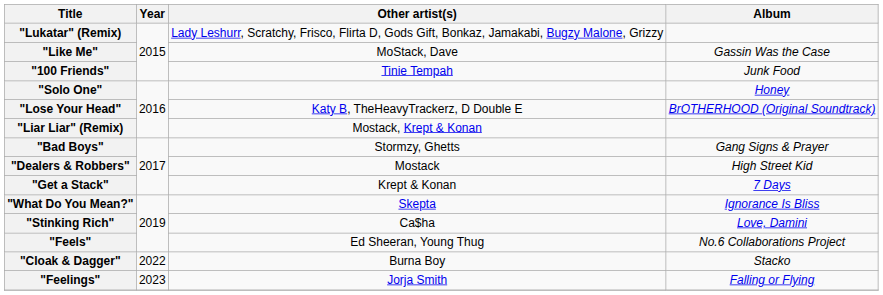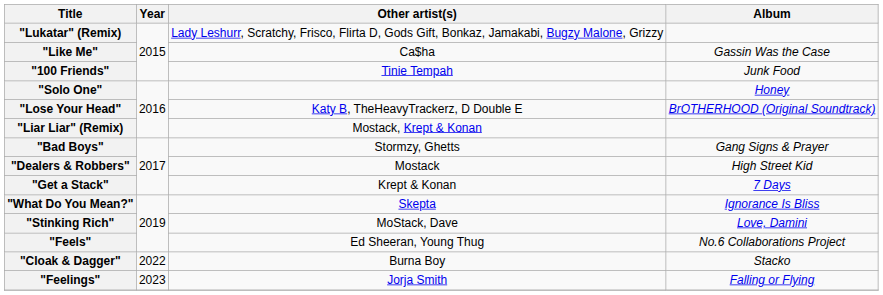(417, 52) MoStack, Dave -> (417, 52) Ca$ha
(417, 223) Ca$ha -> (417, 223) MoStack, Dave
